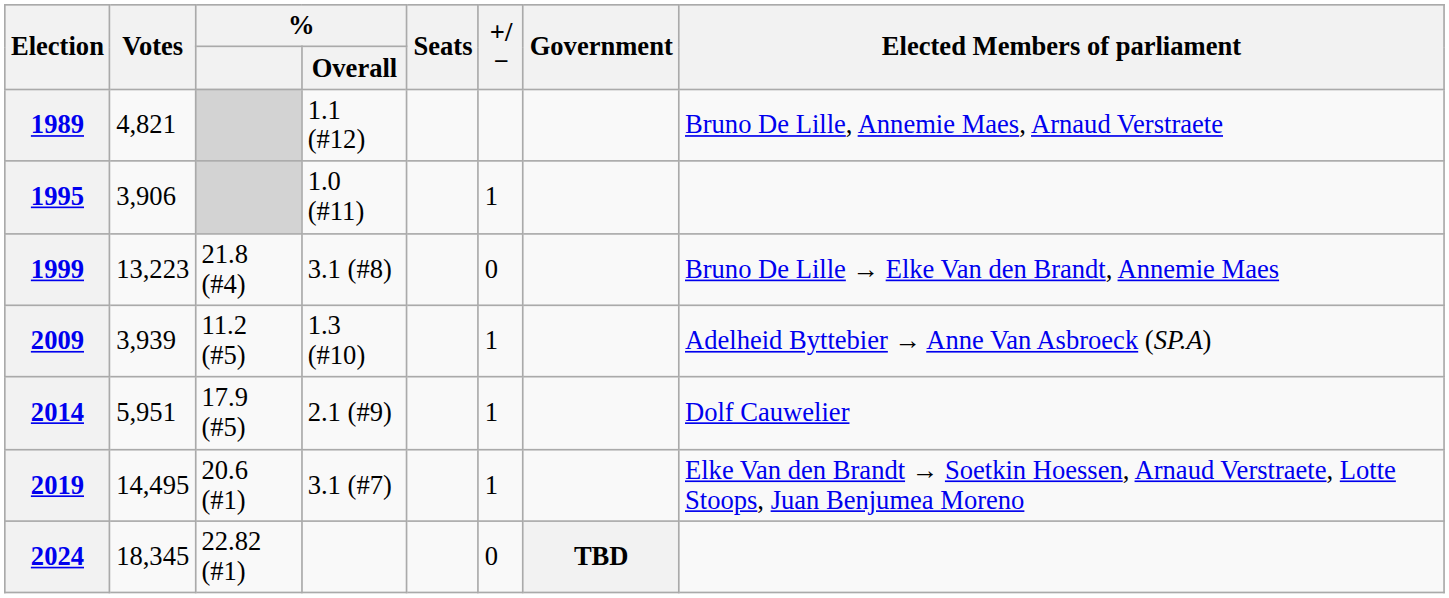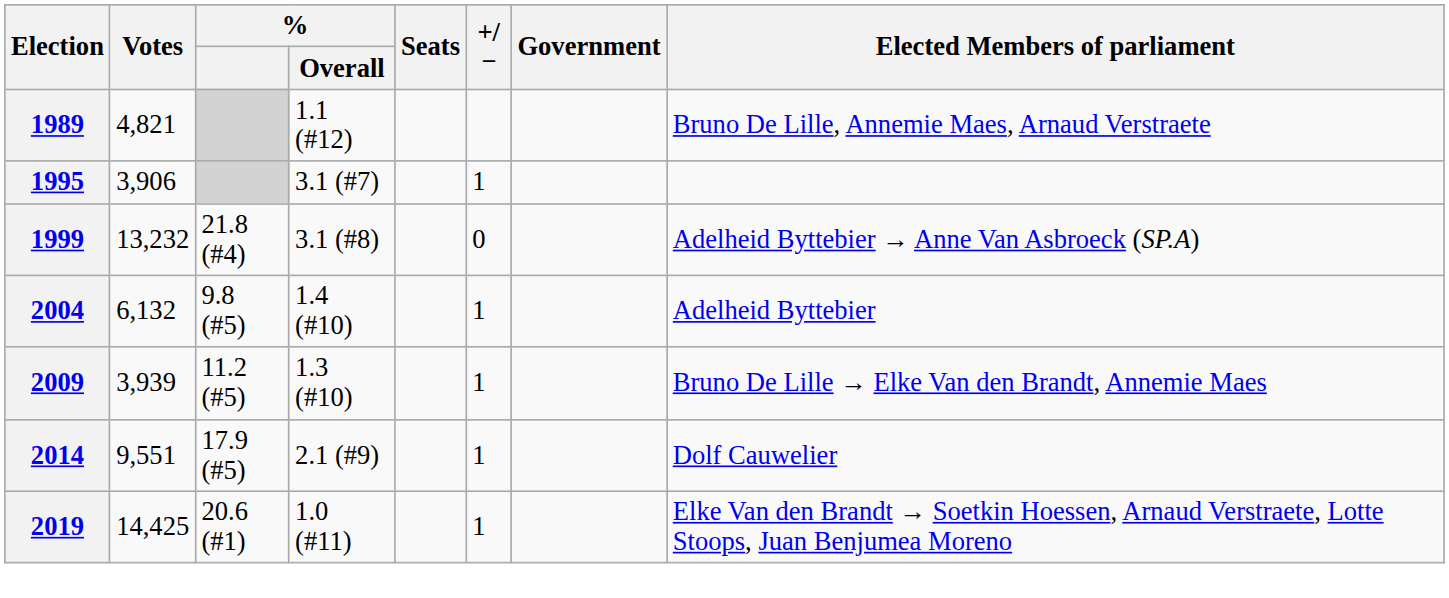(336, 196) 1.0 (#11) -> (337, 181) 3.1 (#7)
(153, 268) 13,223 -> (153, 238) 13,232
(982, 268) Bruno De Lille → Elke Van den Brandt, Annemie Maes -> (936, 238) Adelheid Byttebier → Anne Van Asbroeck (SP.A)
+ row: (57, 310)
(948, 340) Adelheid Byttebier → Anne Van Asbroeck (SP.A) -> (970, 382) Bruno De Lille → Elke Van den Brandt, Annemie Maes
(146, 412) 5,951 -> (146, 454) 9,551
(153, 484) 14,495 -> (153, 526) 14,425
(350, 484) 3.1 (#7) -> (323, 526) 1.0 (#11)
- row: (57, 556)
